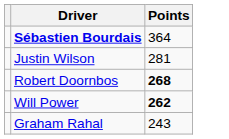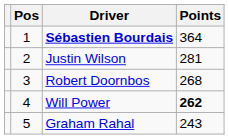+ column: (27, 15)
(159, 80) bold -> (191, 80) normal
